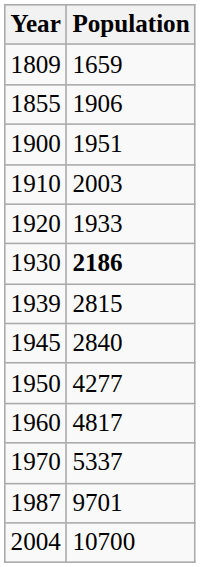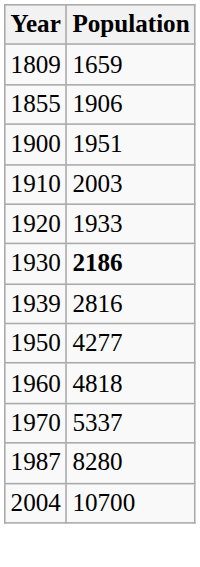(98, 303) 2815 -> (98, 303) 2816
- row: (36, 343)
(98, 422) 4817 -> (98, 382) 4818
(98, 502) 9701 -> (98, 462) 8280
